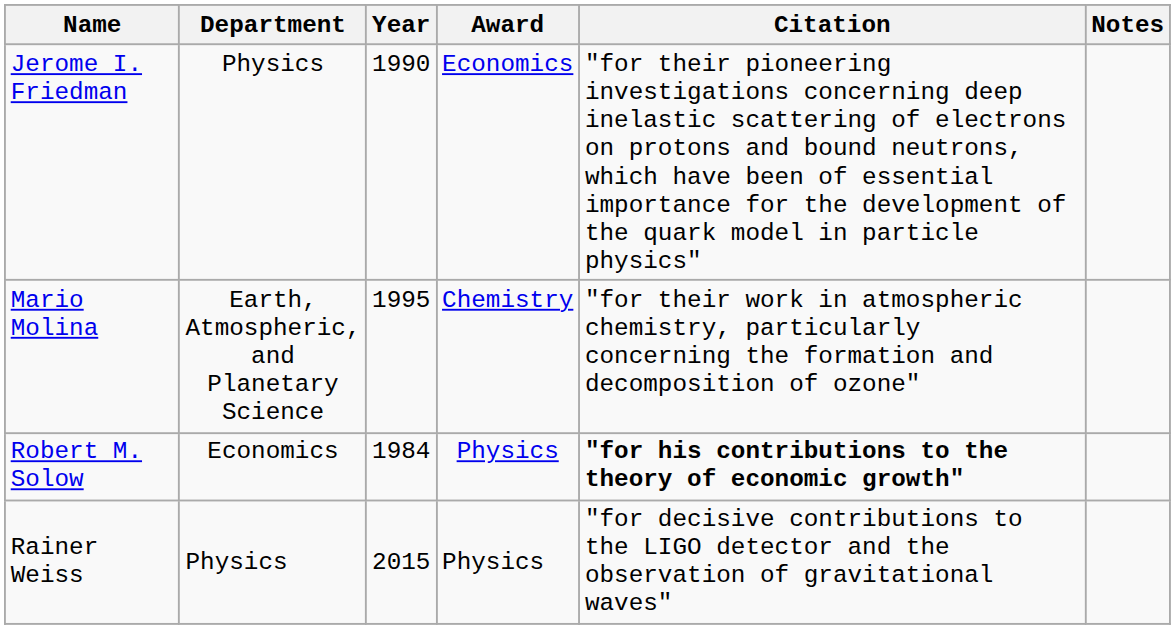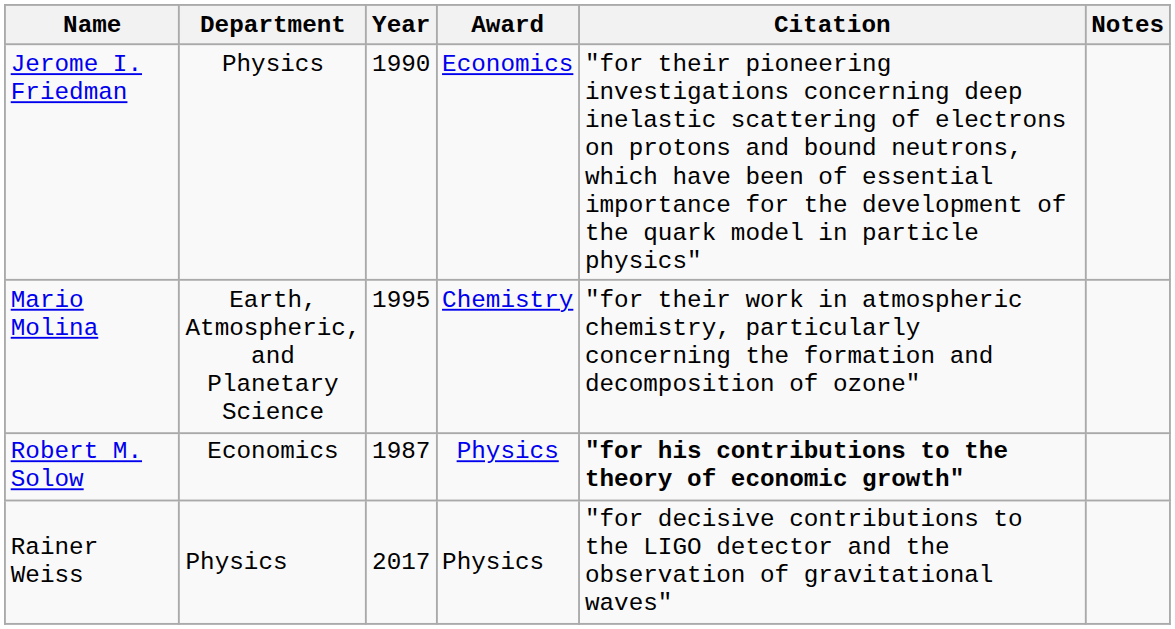(401, 452) 1984 -> (401, 452) 1987
(401, 562) 2015 -> (401, 562) 2017
